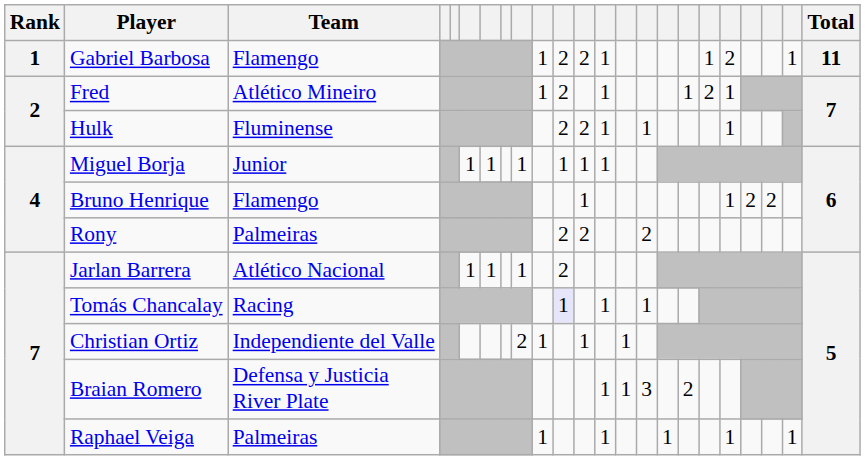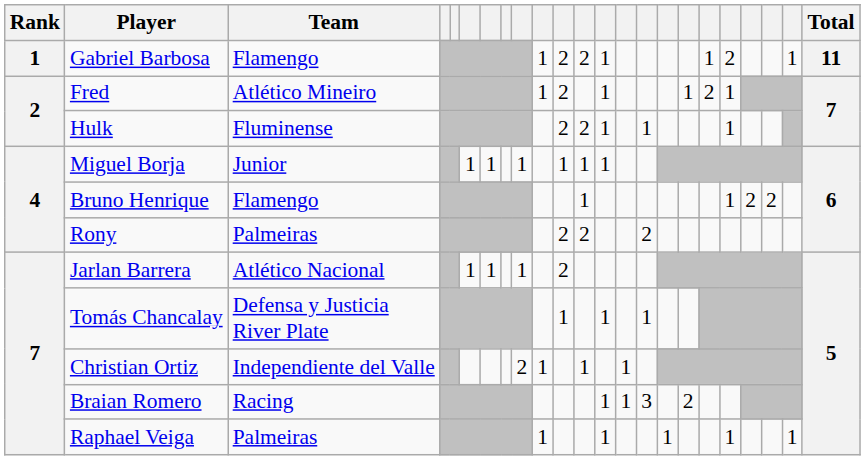(263, 305) Racing -> (311, 318) Defensa y Justicia River Plate
(563, 305) lavender background -> (563, 318) no background
(311, 389) Defensa y Justicia River Plate -> (263, 401) Racing
